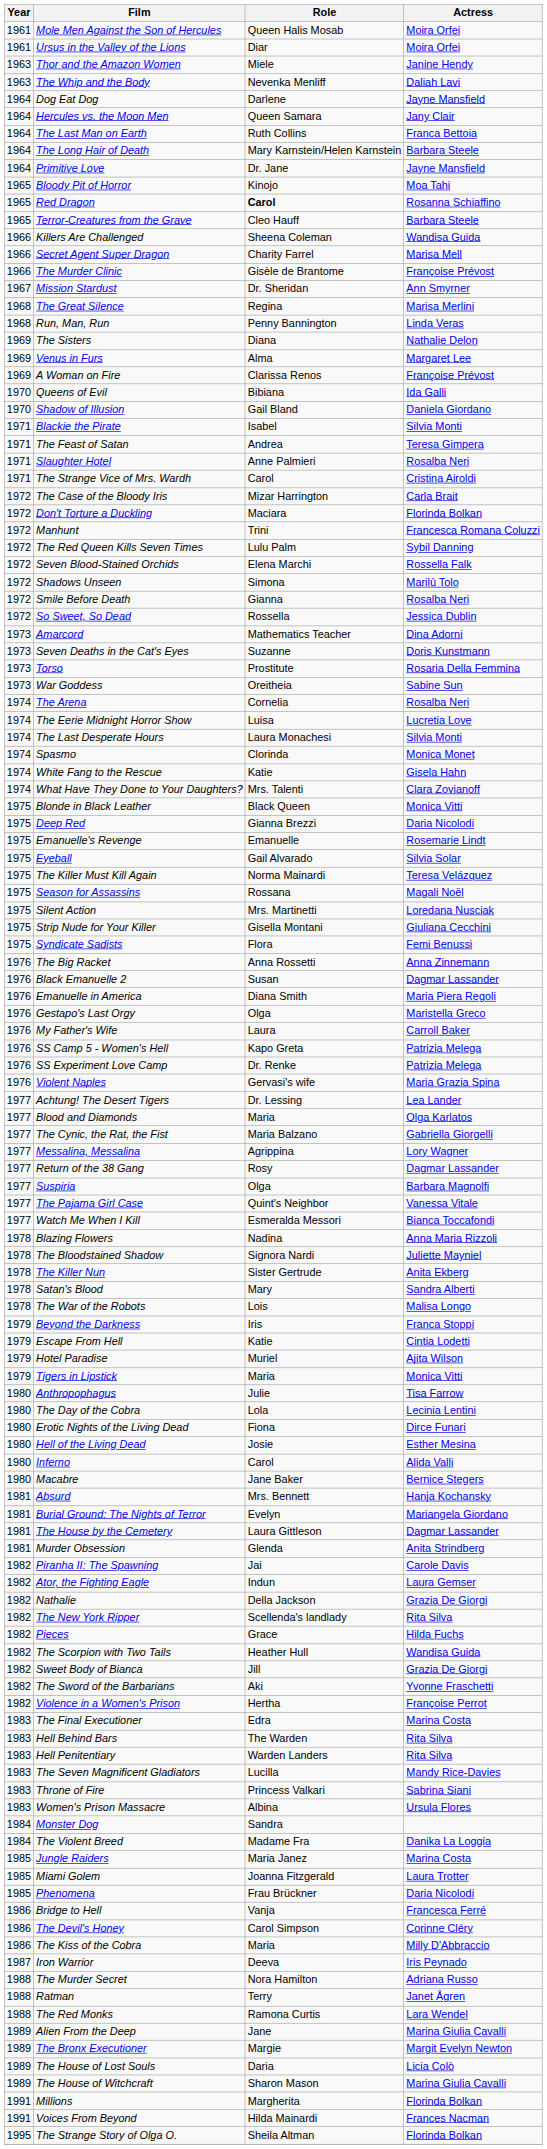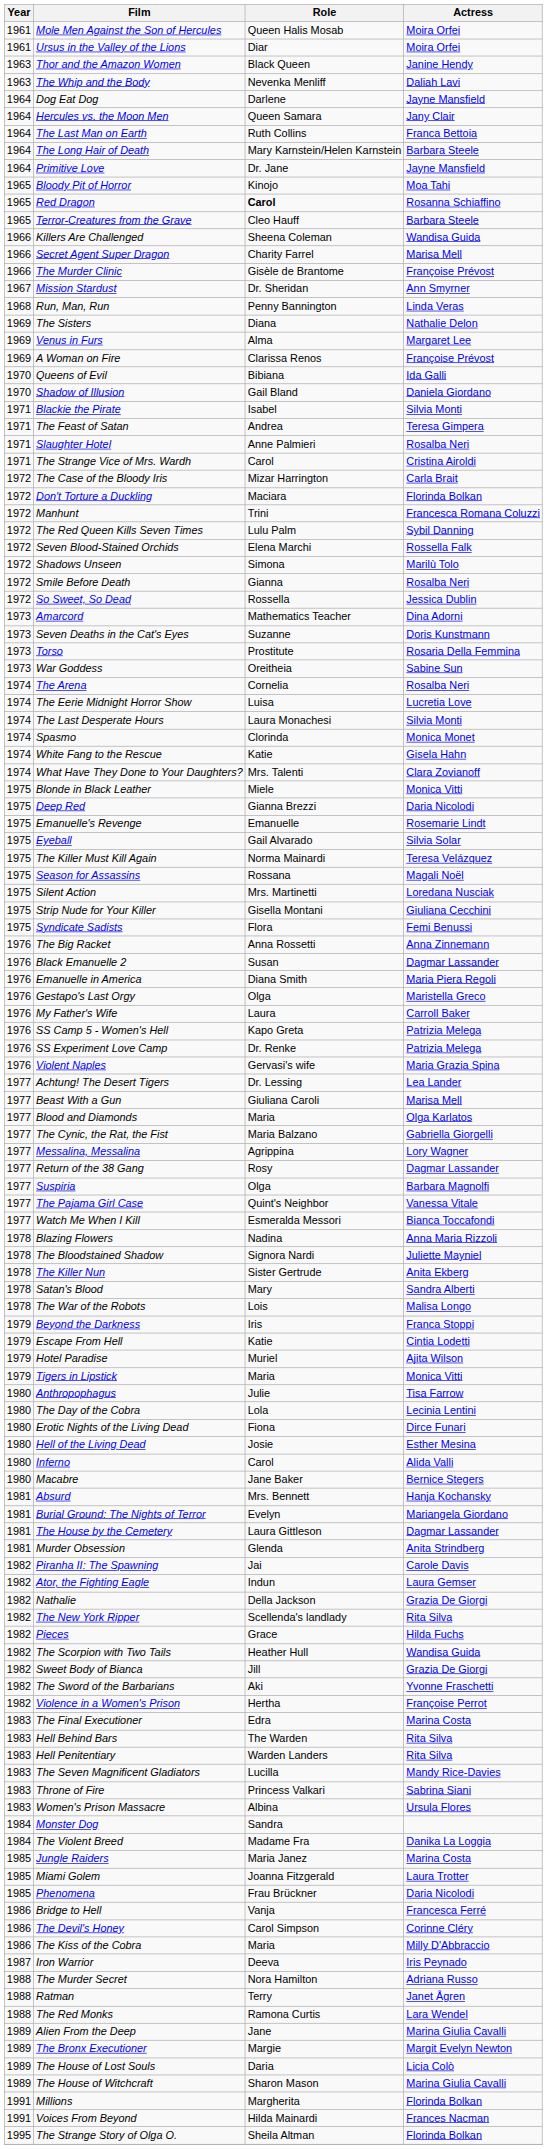(261, 64) Miele -> (279, 64) Black Queen
- row: (80, 306)
(279, 806) Black Queen -> (261, 789) Miele
+ row: (79, 1100)
